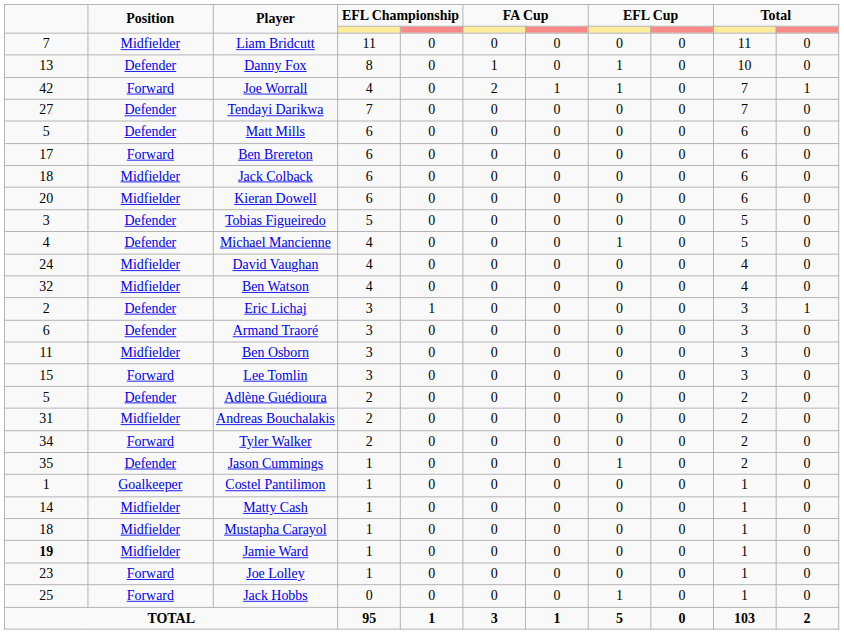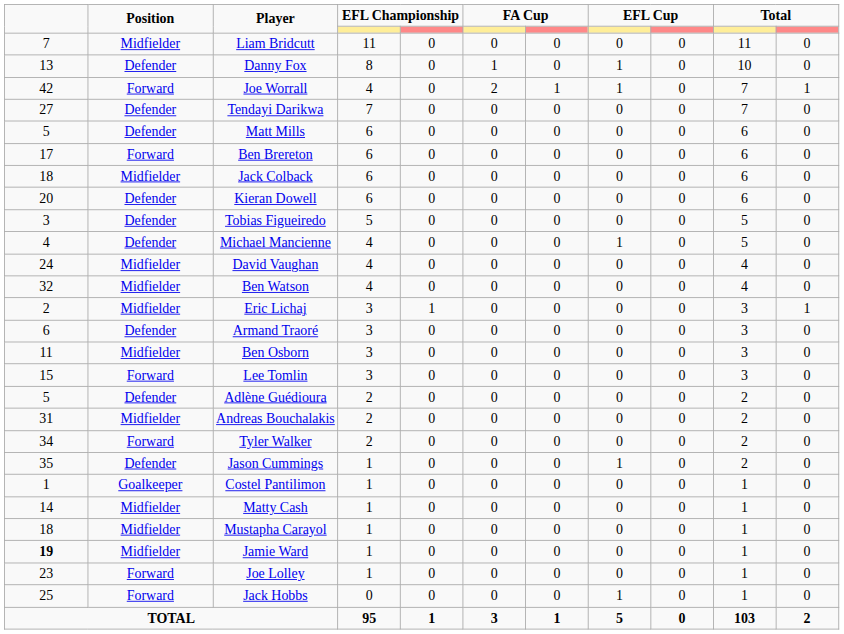(150, 198) Midfielder -> (150, 198) Defender
(150, 308) Defender -> (150, 308) Midfielder
